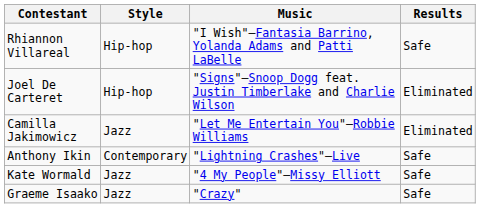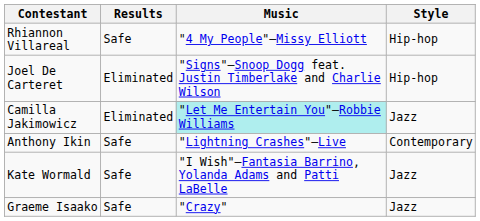columns swapped: (145, 14) <-> (438, 14)
(283, 46) "I Wish"—Fantasia Barrino, Yolanda Adams and Patti LaBelle -> (273, 39) "4 My People"—Missy Elliott
(294, 131) no background -> (280, 117) paleturquoise background
(287, 175) "4 My People"—Missy Elliott -> (269, 175) "I Wish"—Fantasia Barrino, Yolanda Adams and Patti LaBelle
